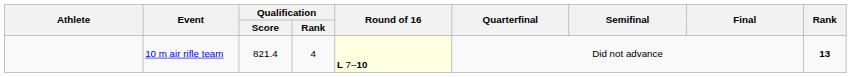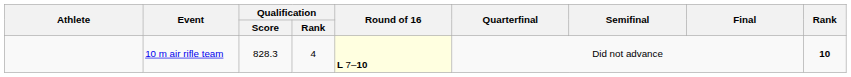(265, 54) 821.4 -> (265, 54) 828.3
(825, 54) 13 -> (825, 54) 10
